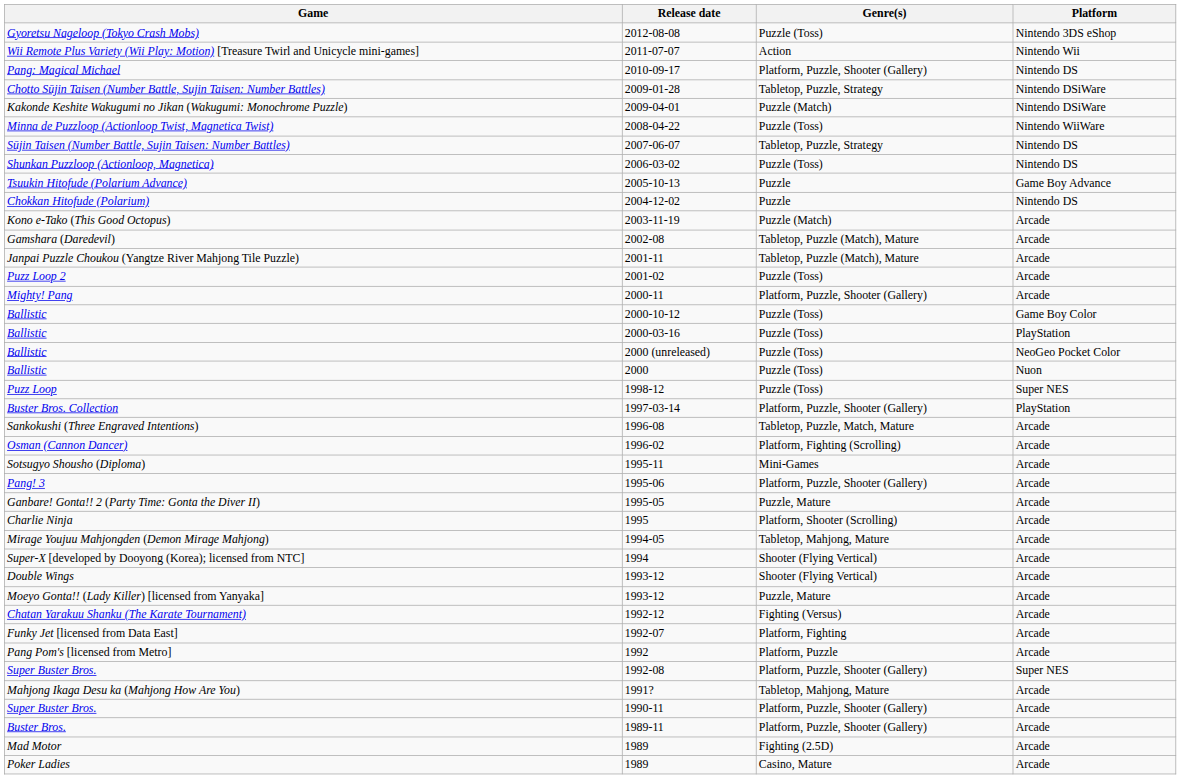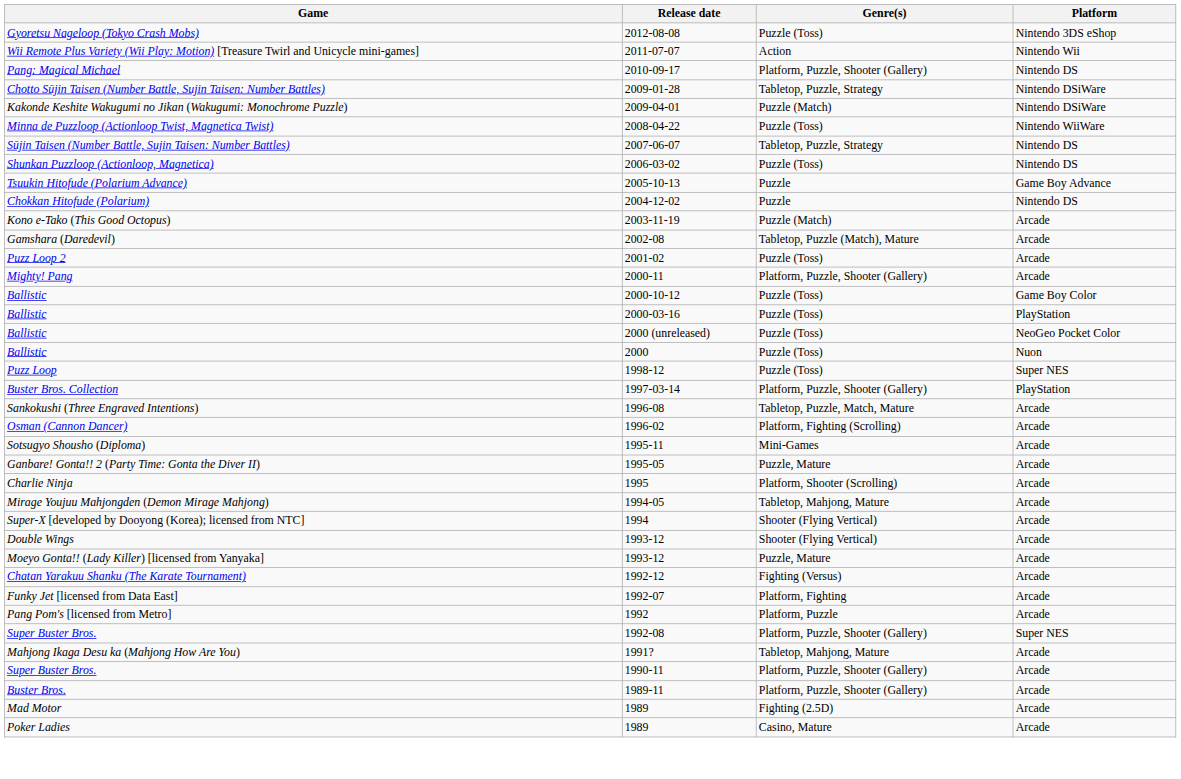- row: (153, 257)
- row: (26, 483)
